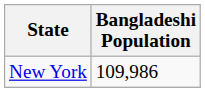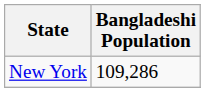(127, 71) 109,986 -> (127, 71) 109,286
